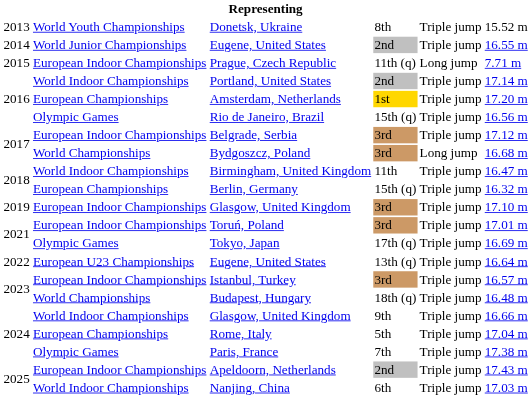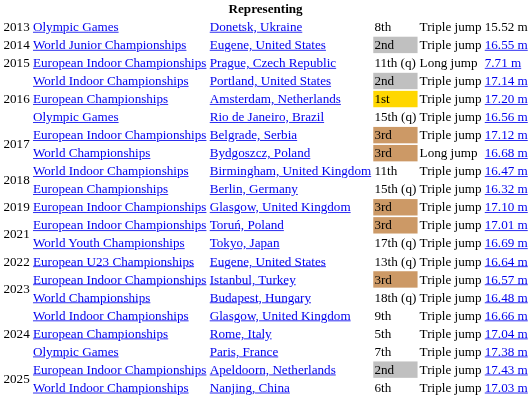(109, 26) World Youth Championships -> (76, 26) Olympic Games
(76, 243) Olympic Games -> (109, 243) World Youth Championships
